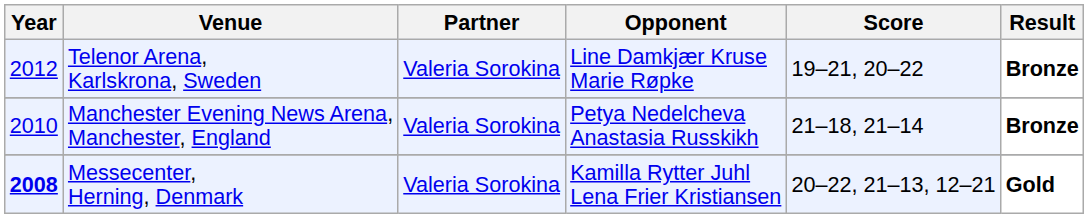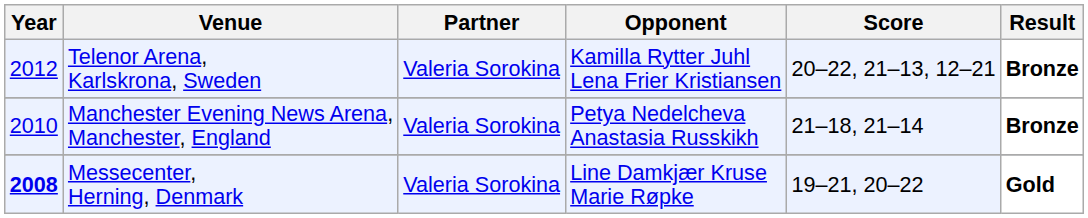(669, 68) Line Damkjær Kruse Marie Røpke -> (676, 68) Kamilla Rytter Juhl Lena Frier Kristiansen
(858, 68) 19–21, 20–22 -> (894, 68) 20–22, 21–13, 12–21
(676, 185) Kamilla Rytter Juhl Lena Frier Kristiansen -> (669, 185) Line Damkjær Kruse Marie Røpke
(894, 185) 20–22, 21–13, 12–21 -> (858, 185) 19–21, 20–22
